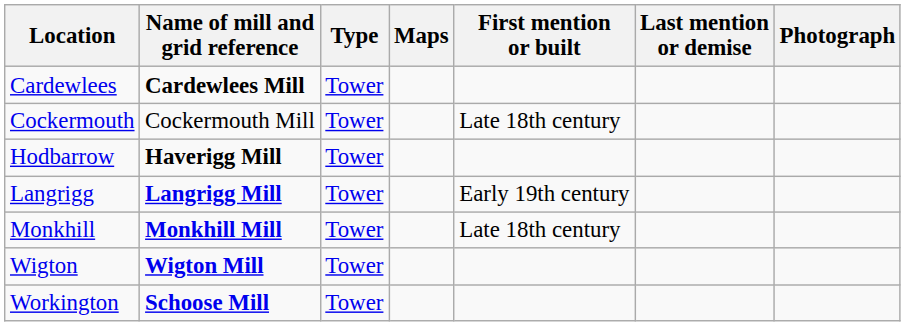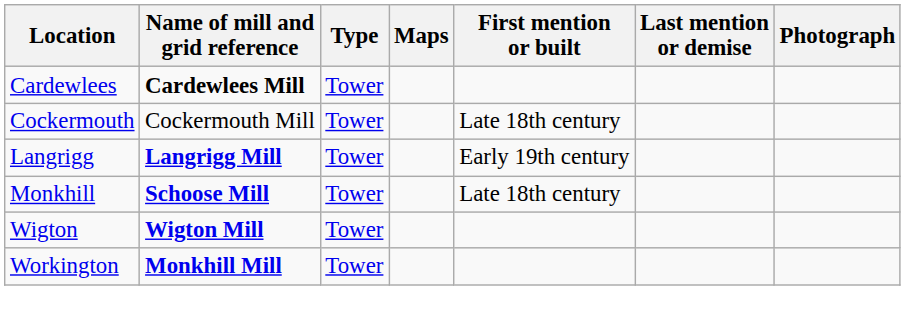- row: (62, 157)
(213, 229) Monkhill Mill -> (207, 193) Schoose Mill
(207, 302) Schoose Mill -> (213, 266) Monkhill Mill
